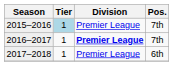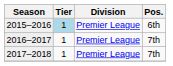(157, 25) 7th -> (154, 25) 6th
(110, 39) bold -> (108, 39) normal
(157, 53) 6th -> (154, 53) 7th
